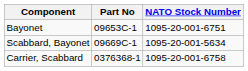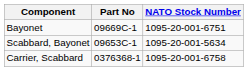(116, 27) 09653C-1 -> (116, 27) 09669C-1
(116, 43) 09669C-1 -> (116, 43) 09653C-1
